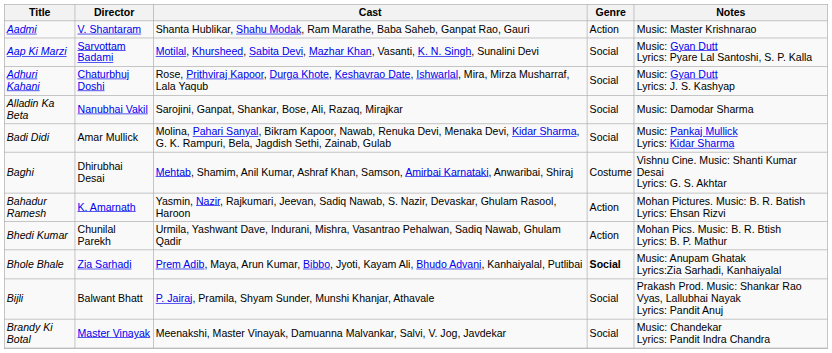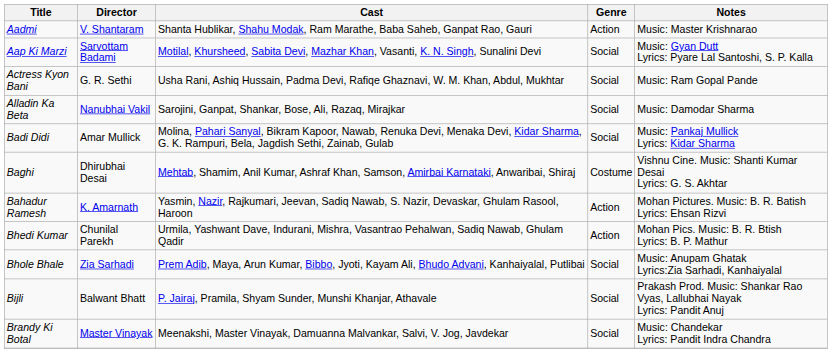+ row: (38, 80)
- row: (23, 80)
(605, 264) bold -> (605, 264) normal
